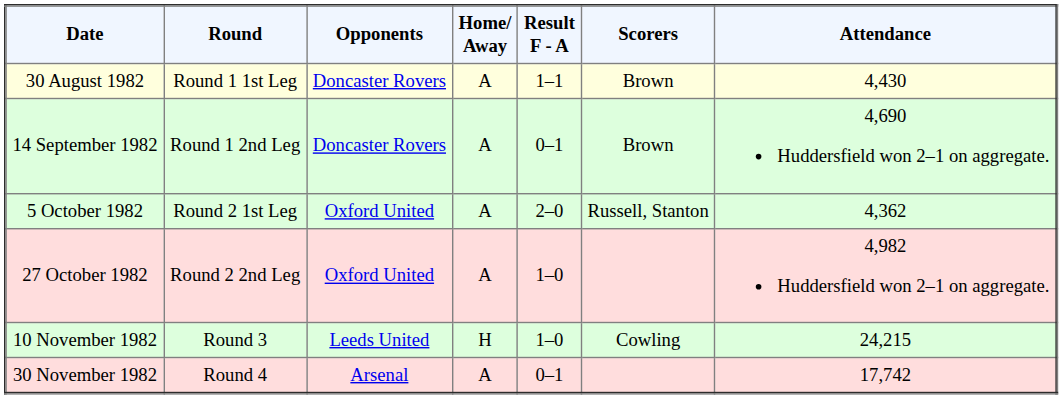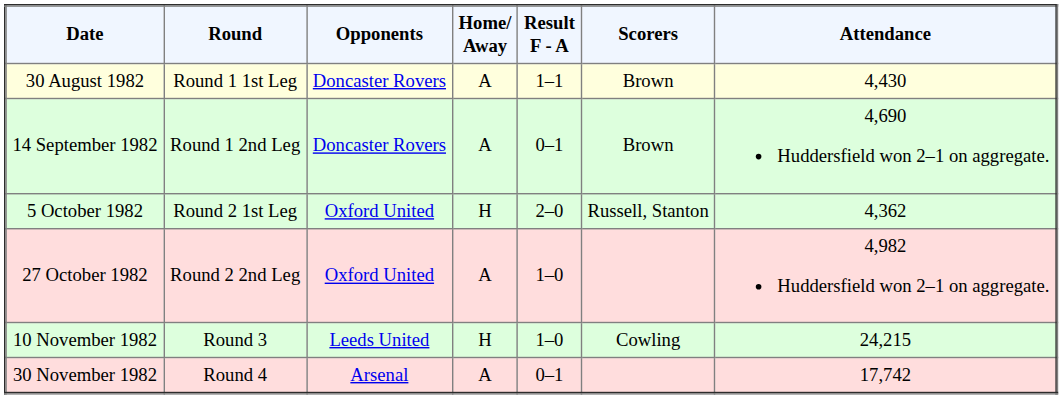(485, 210) A -> (485, 210) H
